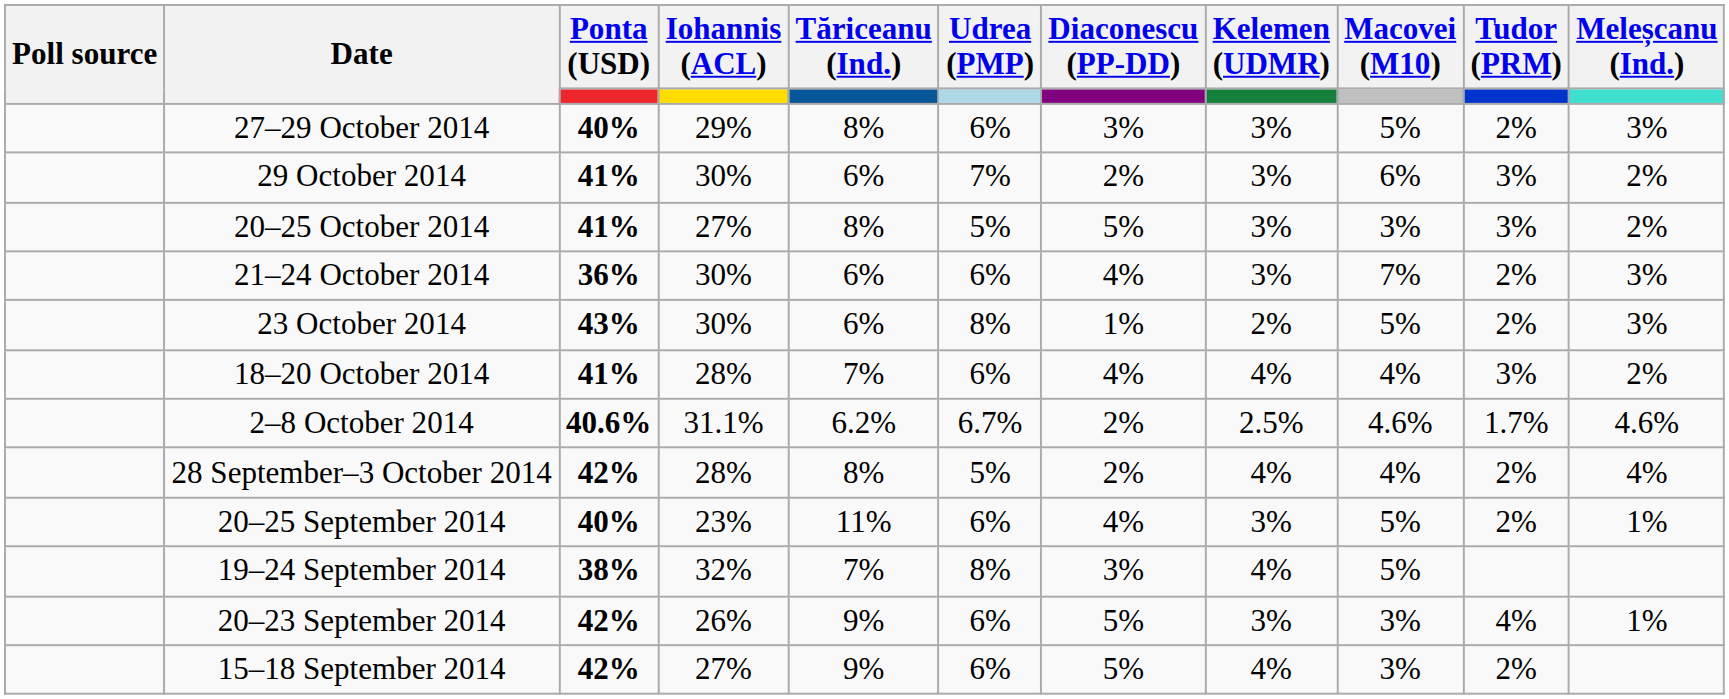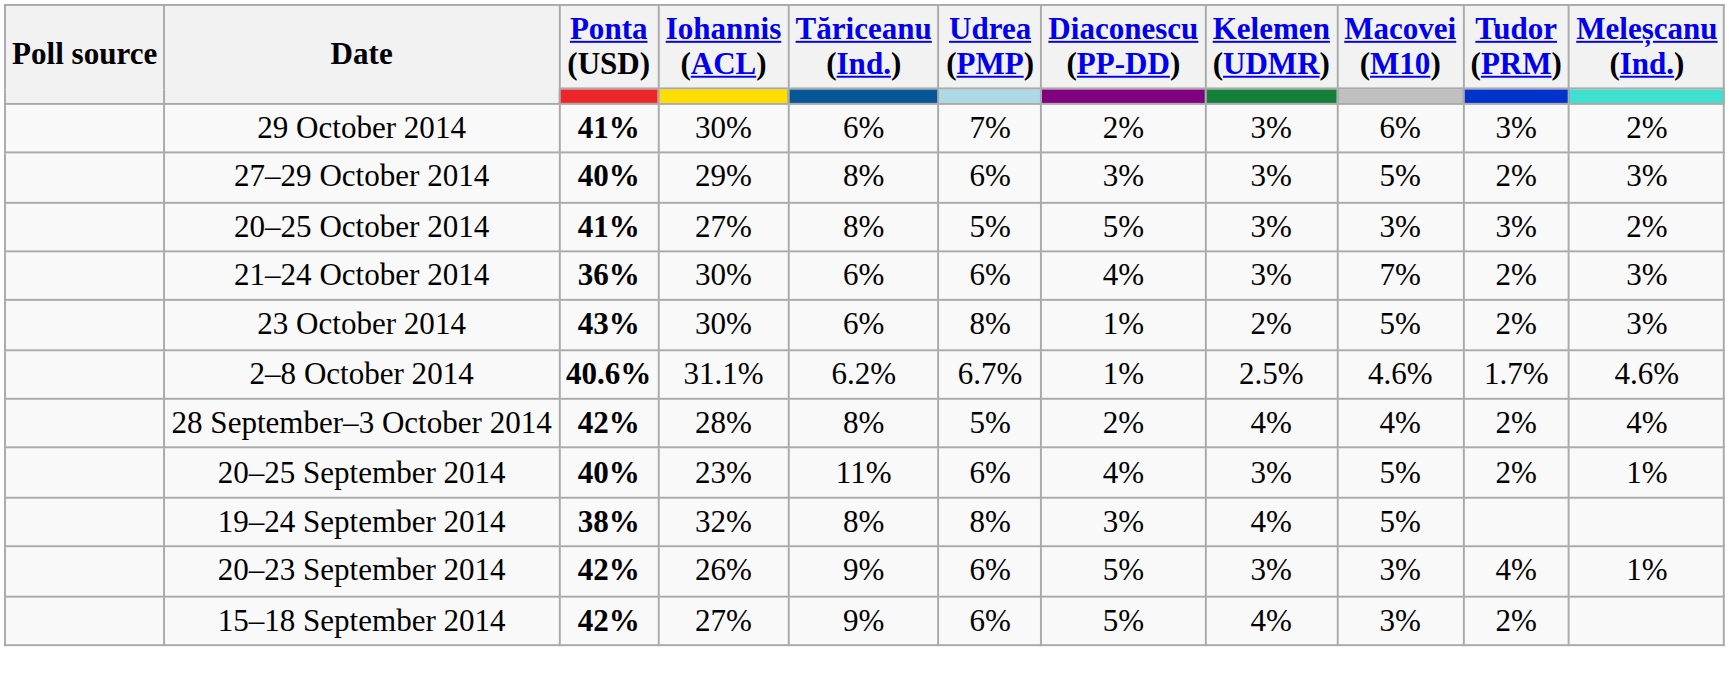rows swapped: (362, 176) <-> (362, 127)
- row: (362, 373)
(1123, 422) 2% -> (1123, 373) 1%
(864, 570) 7% -> (864, 521) 8%
